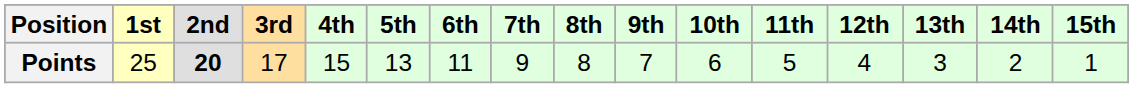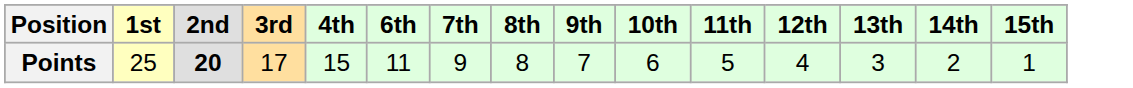- column: (398, 24)
